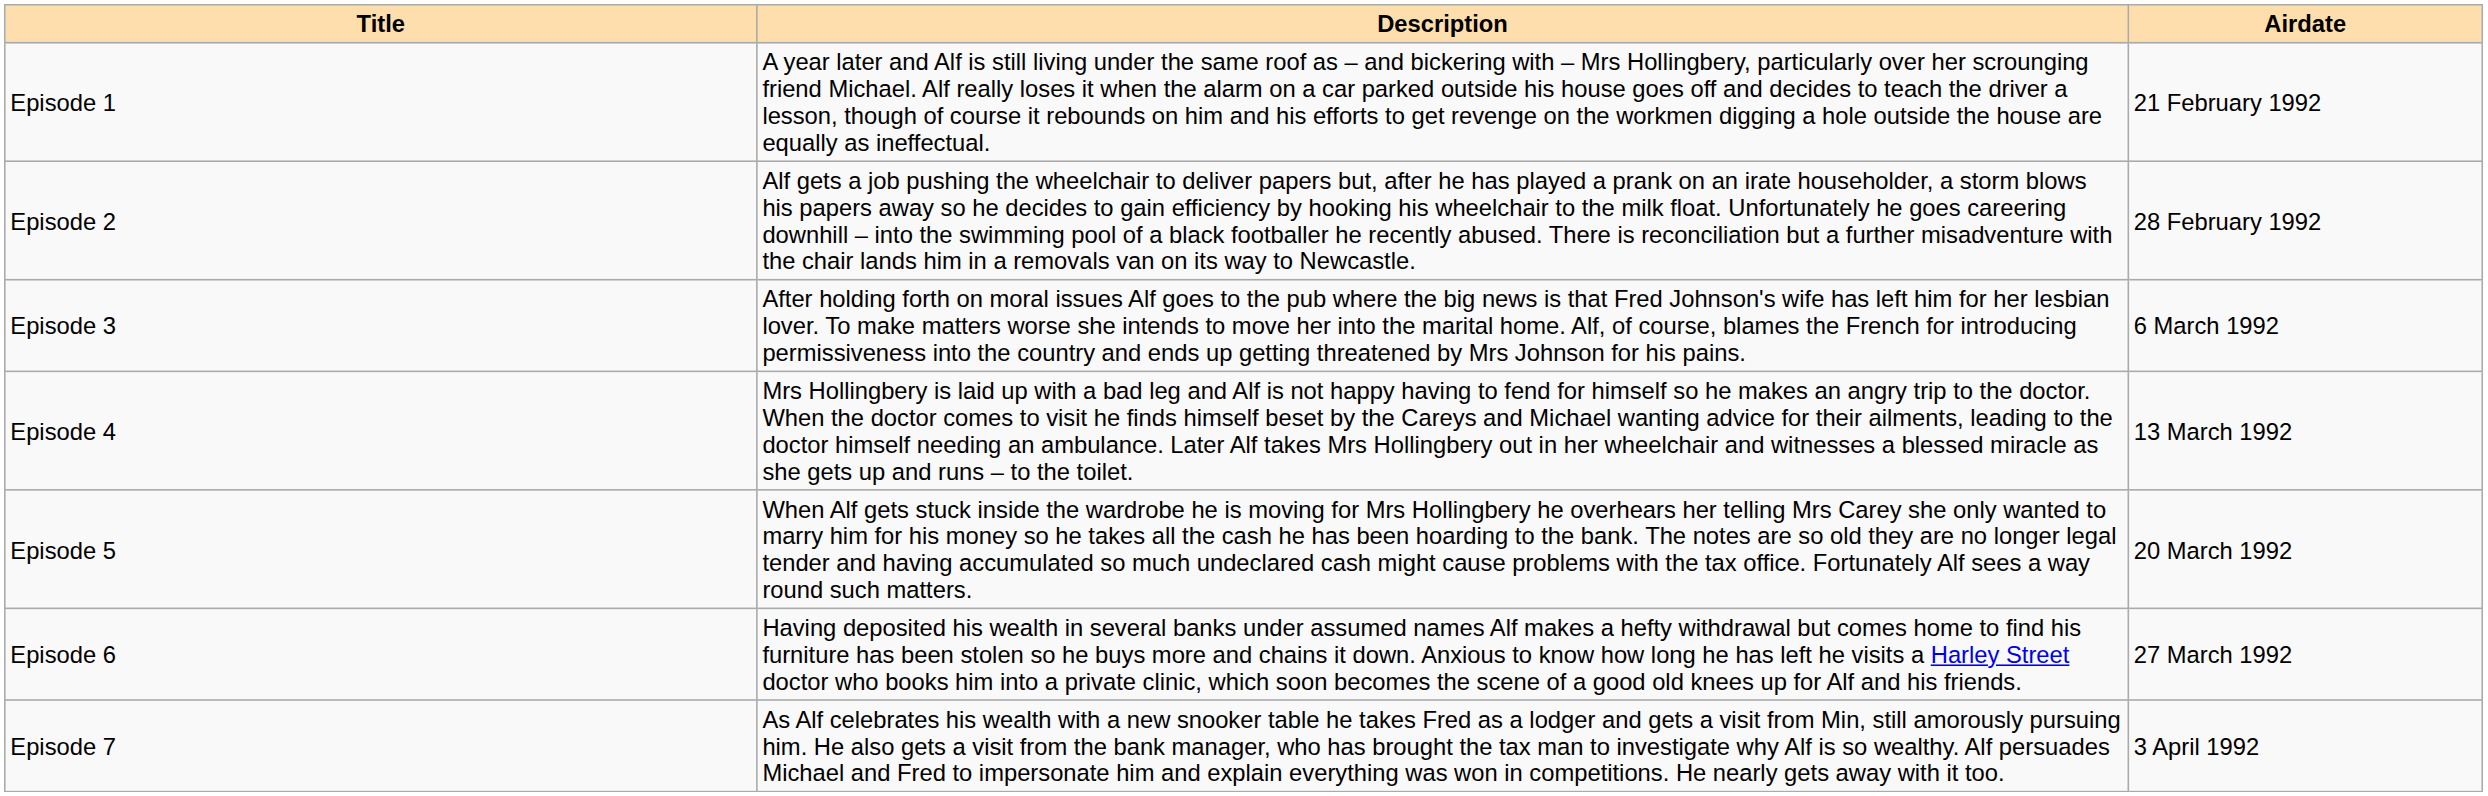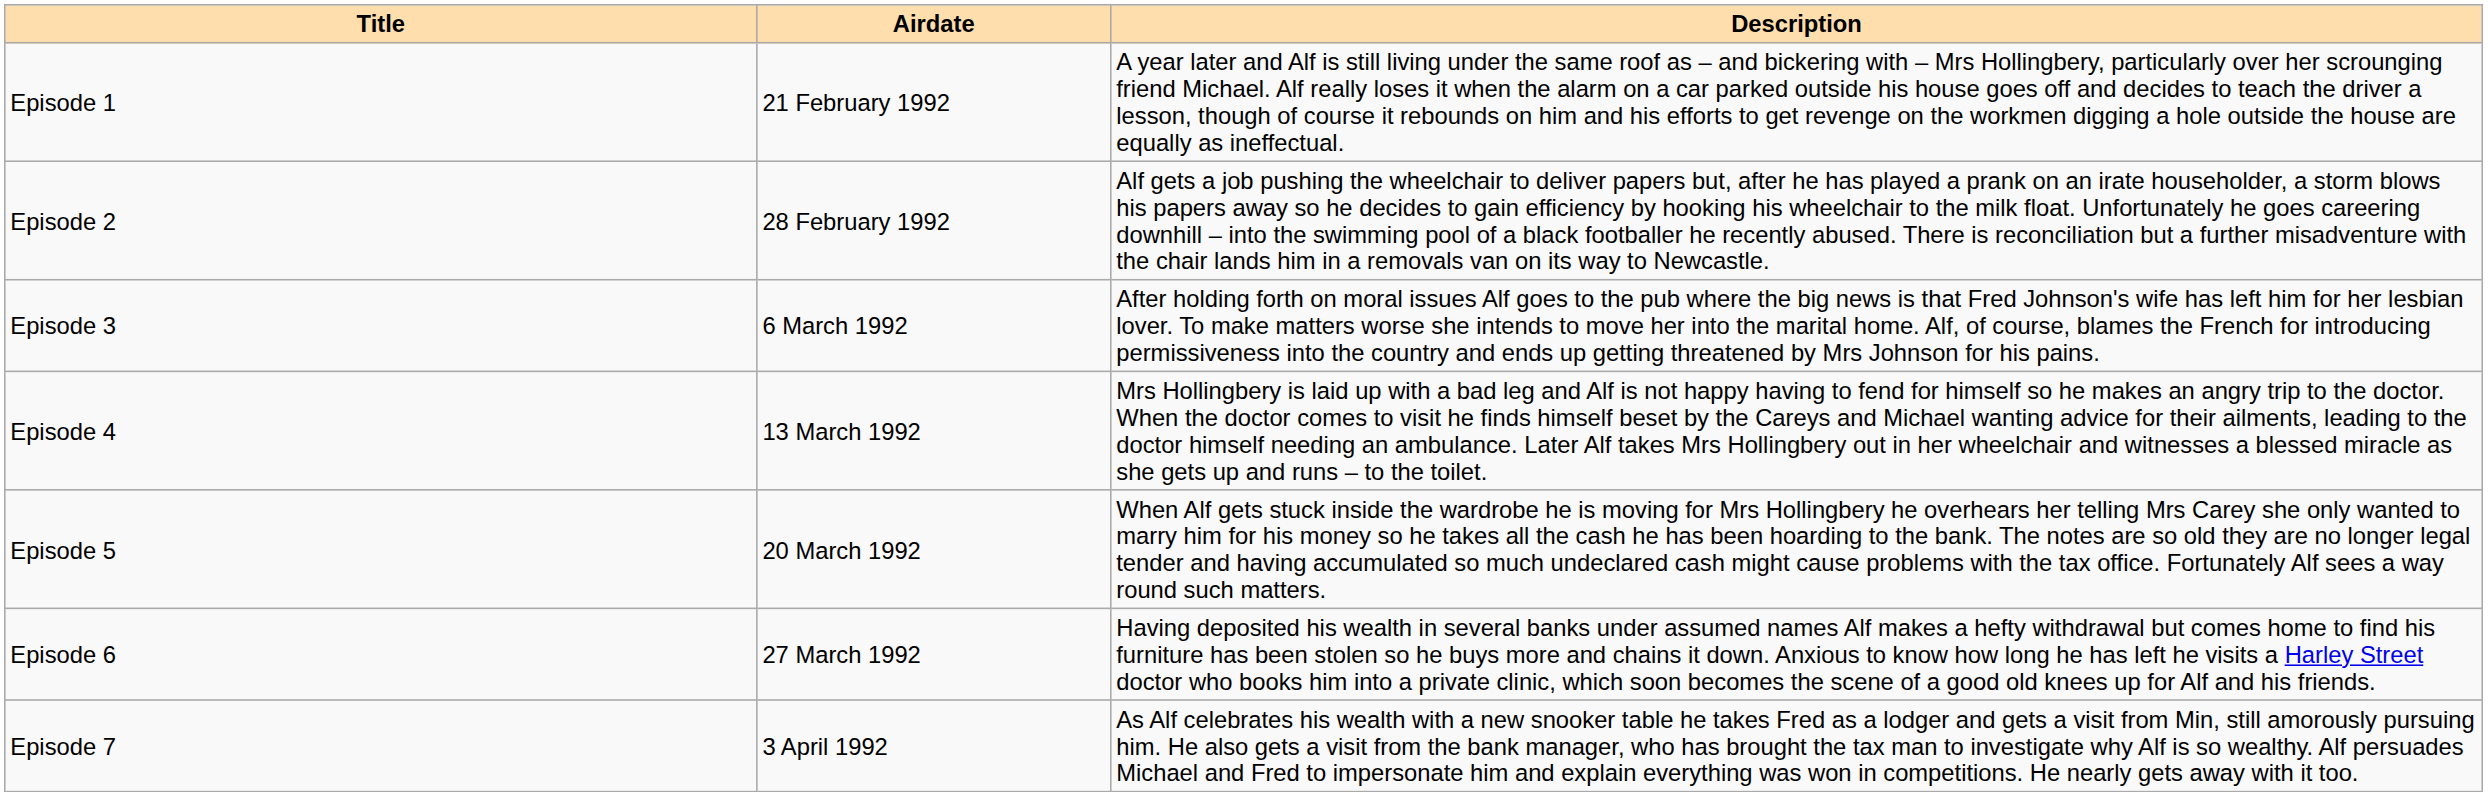columns swapped: (2305, 24) <-> (1443, 24)
